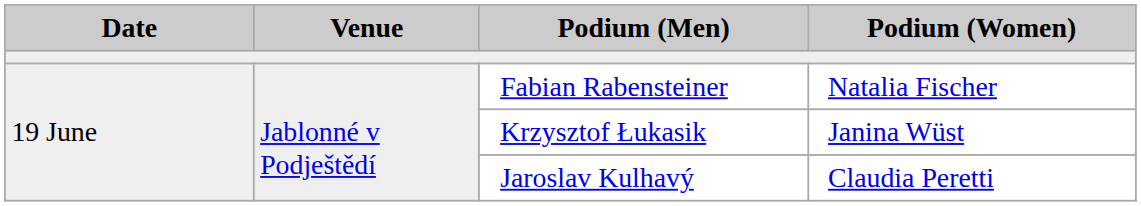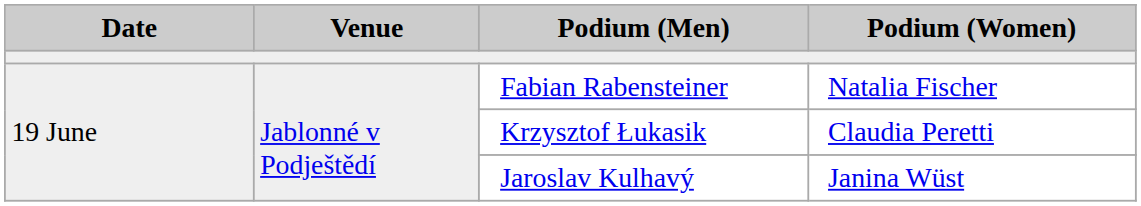(889, 132) Janina Wüst -> (904, 132) Claudia Peretti
(904, 178) Claudia Peretti -> (889, 178) Janina Wüst
